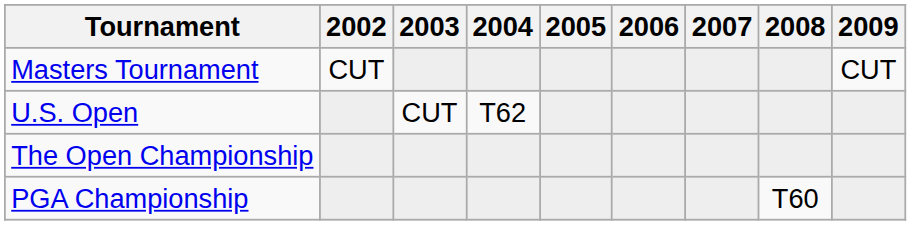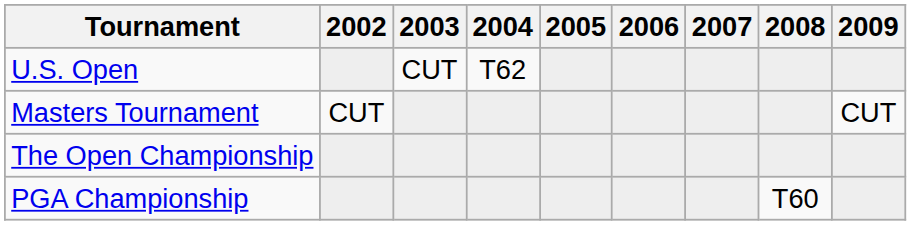rows swapped: (135, 70) <-> (75, 113)
